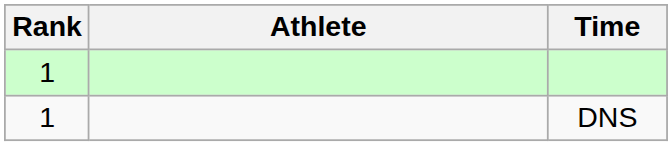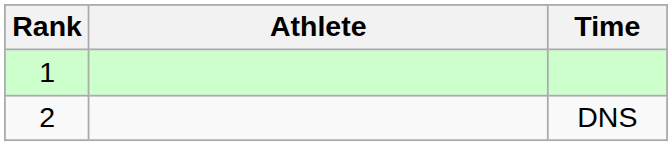(47, 117) 1 -> (47, 117) 2
